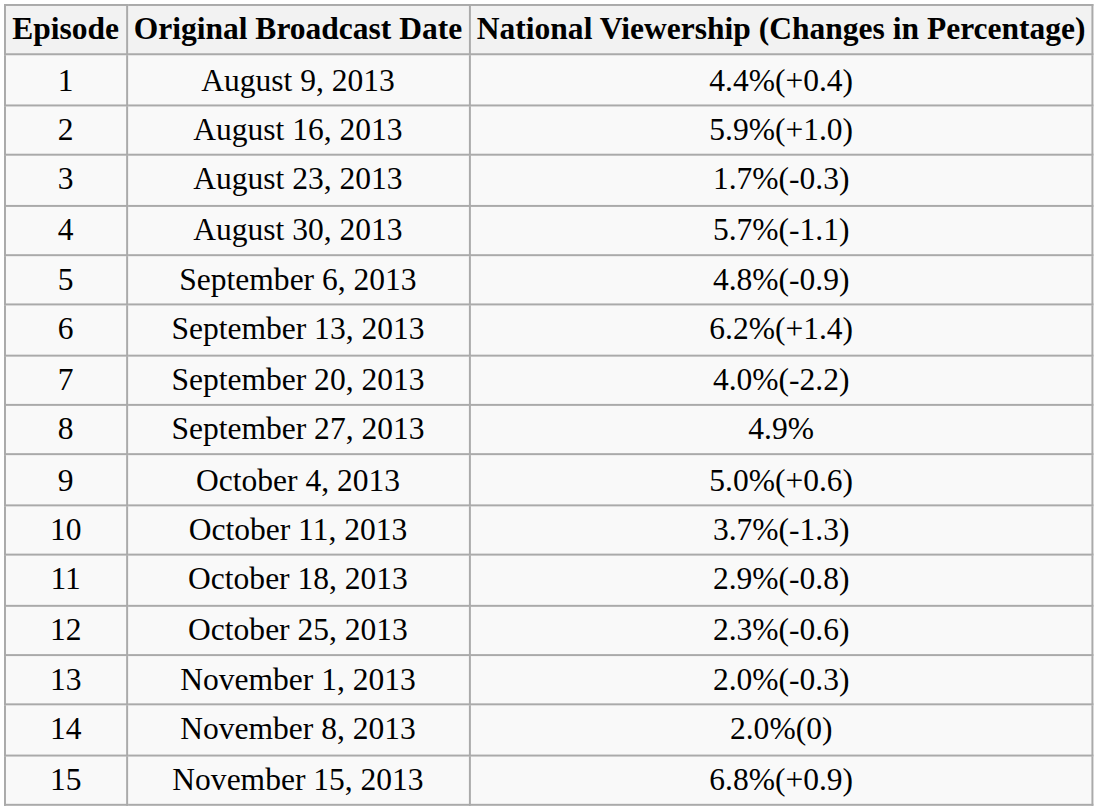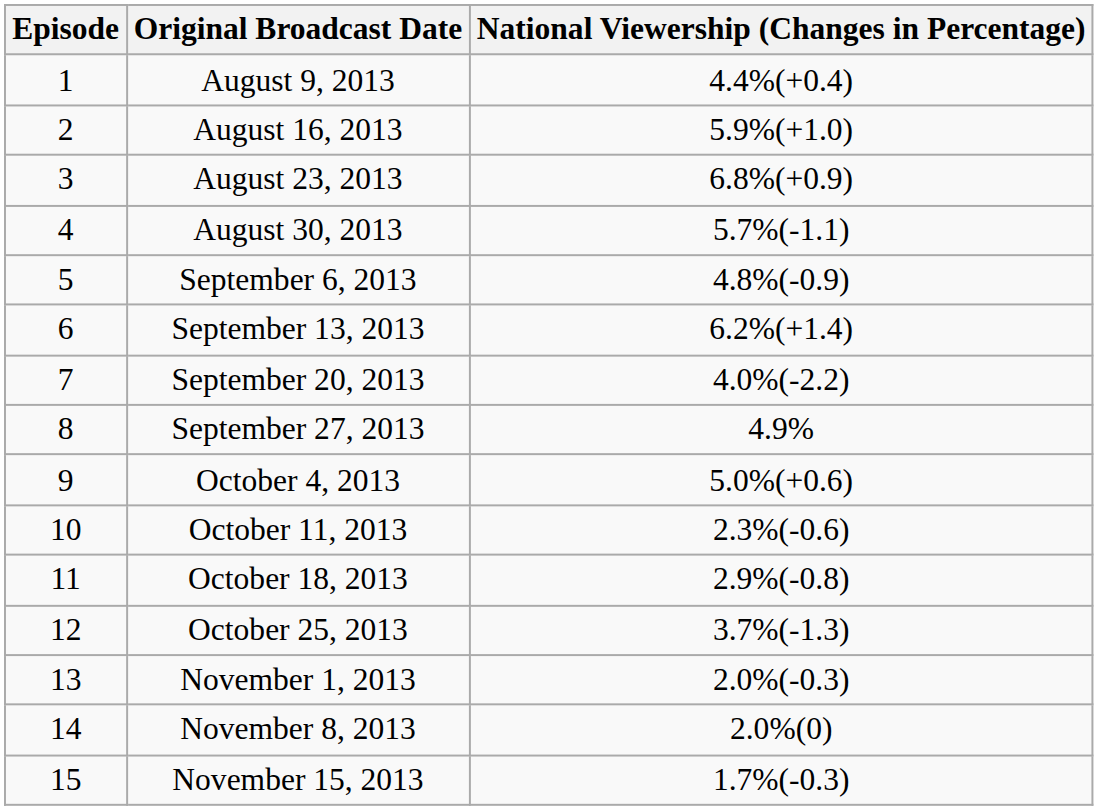(781, 179) 1.7%(-0.3) -> (781, 179) 6.8%(+0.9)
(781, 529) 3.7%(-1.3) -> (781, 529) 2.3%(-0.6)
(781, 629) 2.3%(-0.6) -> (781, 629) 3.7%(-1.3)
(781, 779) 6.8%(+0.9) -> (781, 779) 1.7%(-0.3)
